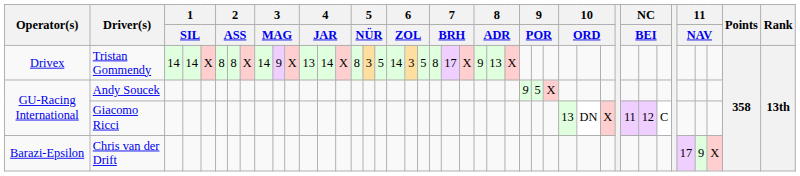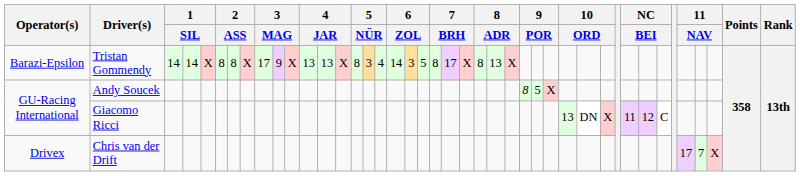(47, 62) Drivex -> (47, 62) Barazi-Epsilon
(264, 62) 14 -> (264, 62) 17
(327, 62) 14 -> (327, 62) 13
(381, 62) 5 -> (381, 62) 4
(480, 62) 9 -> (480, 62) 8
(525, 90) 9 -> (525, 90) 8
(47, 152) Barazi-Epsilon -> (47, 152) Drivex
(701, 152) 9 -> (701, 152) 7
